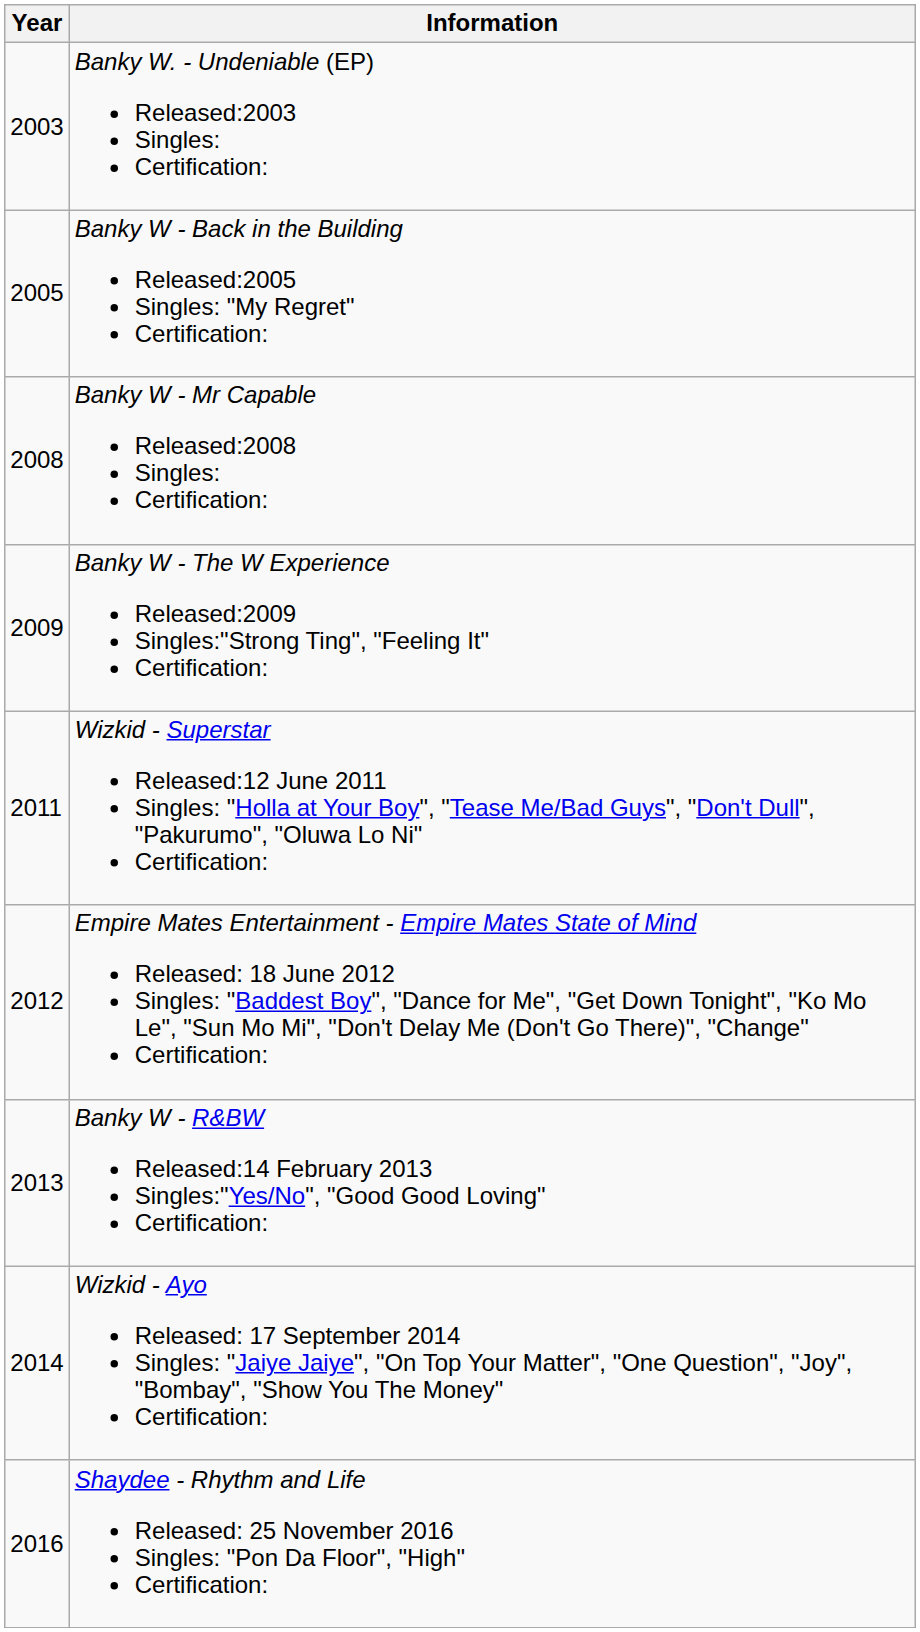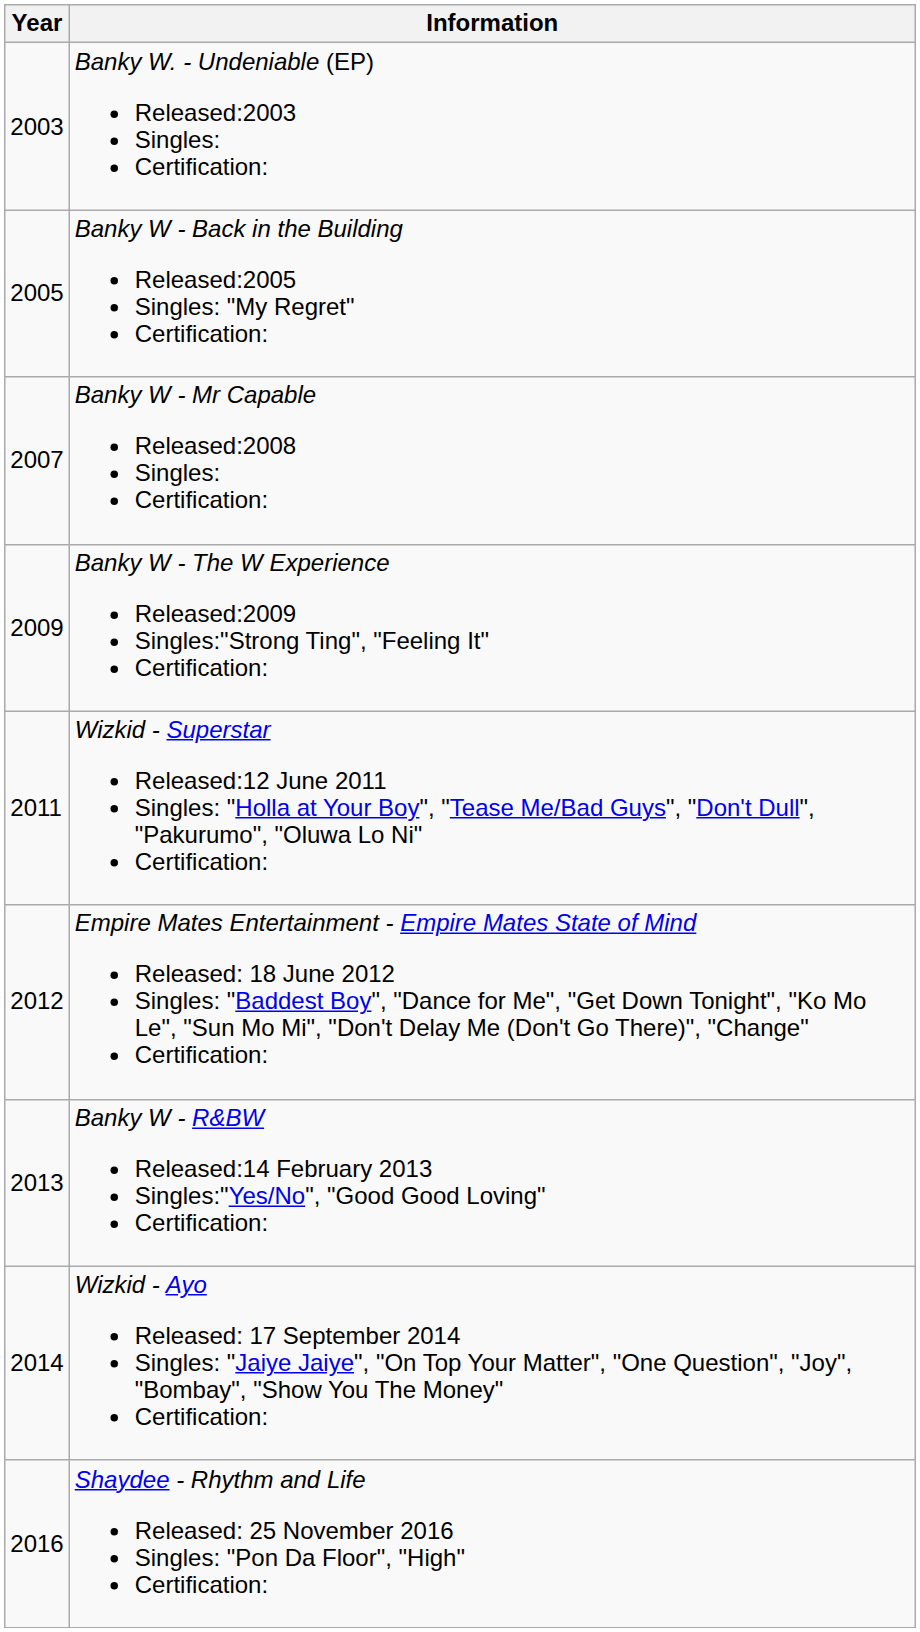(37, 460) 2008 -> (37, 460) 2007
